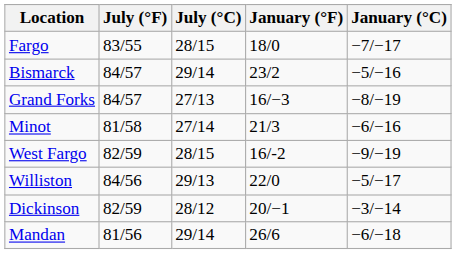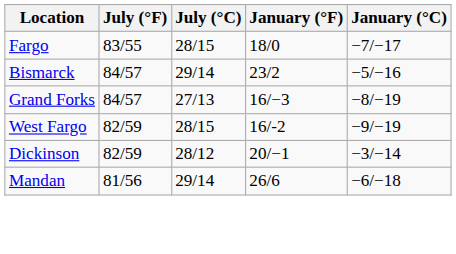- row: (30, 126)
- row: (40, 180)
